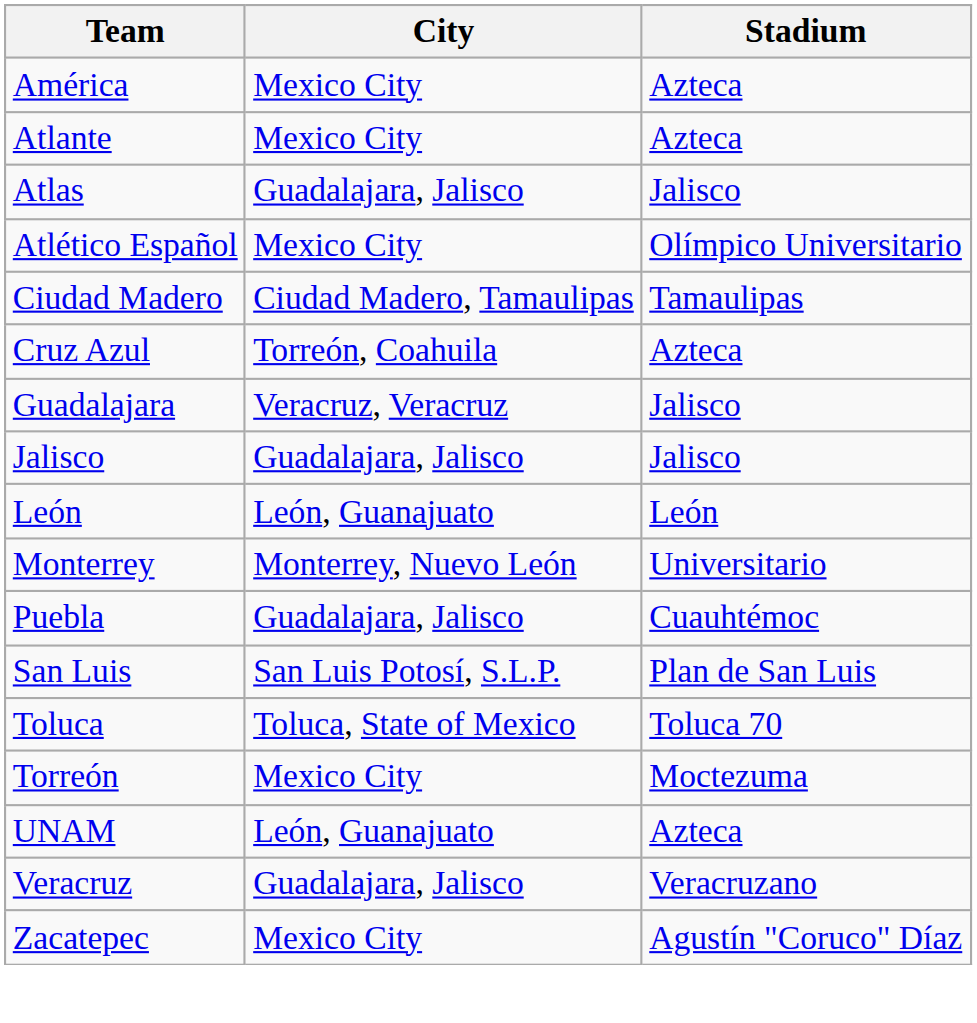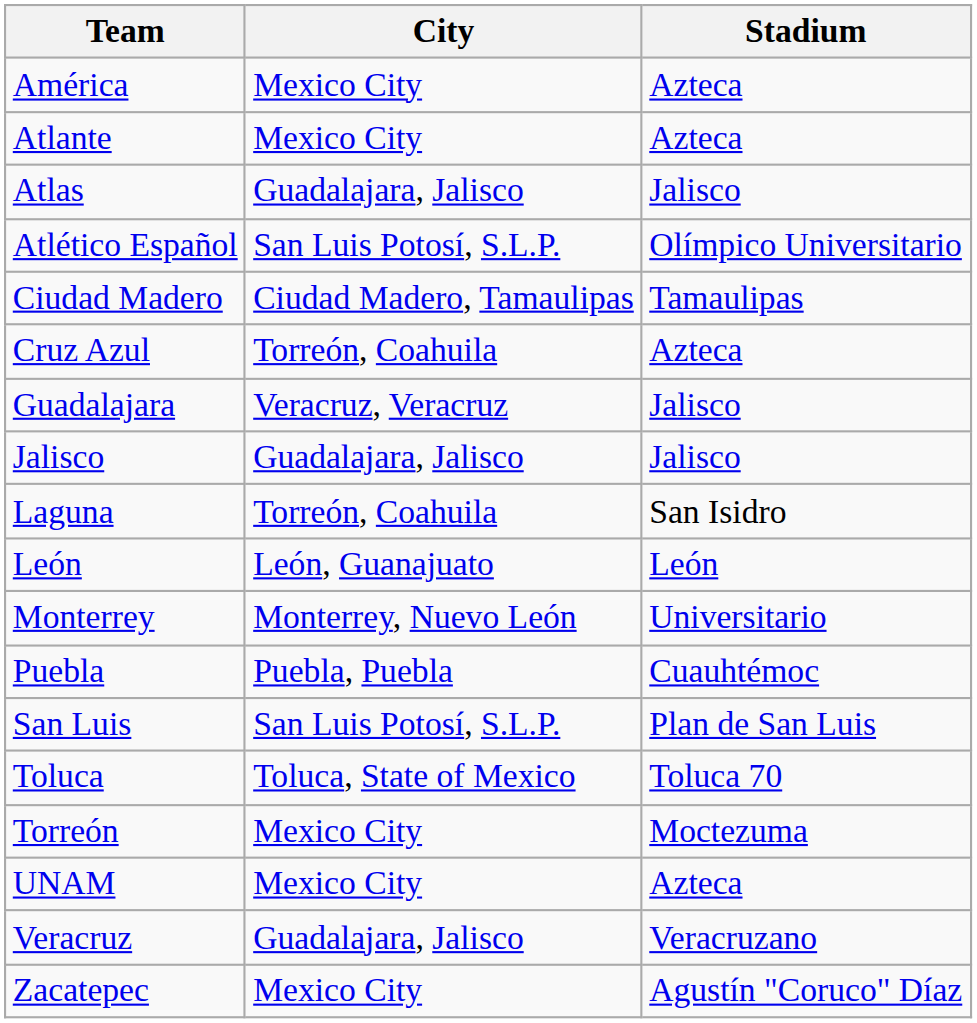(338, 244) Mexico City -> (407, 244) San Luis Potosí, S.L.P.
+ row: (63, 510)
(388, 617) Guadalajara, Jalisco -> (353, 670) Puebla, Puebla
(374, 830) León, Guanajuato -> (338, 883) Mexico City
